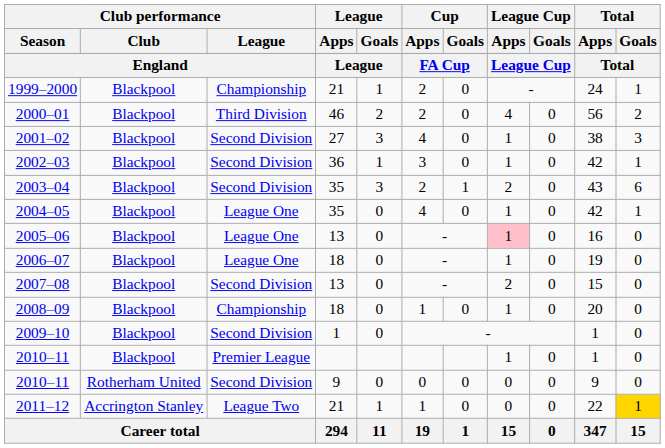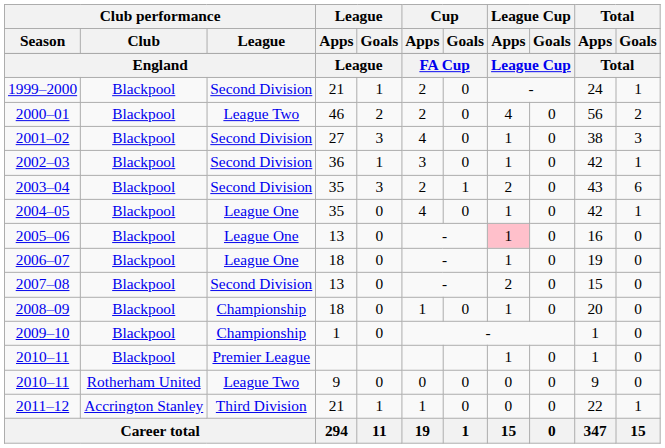(261, 89) Championship -> (261, 89) Second Division
(261, 114) Third Division -> (261, 114) League Two
(261, 333) Second Division -> (261, 333) Championship
(261, 382) Second Division -> (261, 382) League Two
(261, 406) League Two -> (261, 406) Third Division
(638, 406) gold background -> (638, 406) no background
